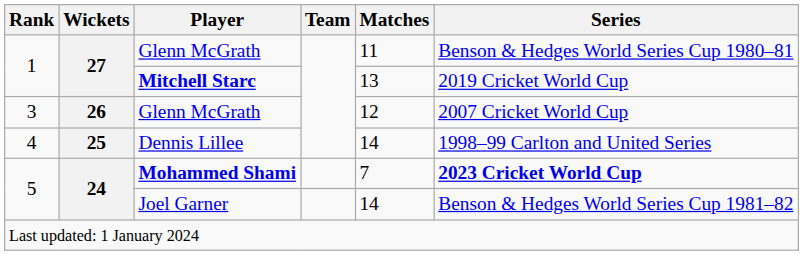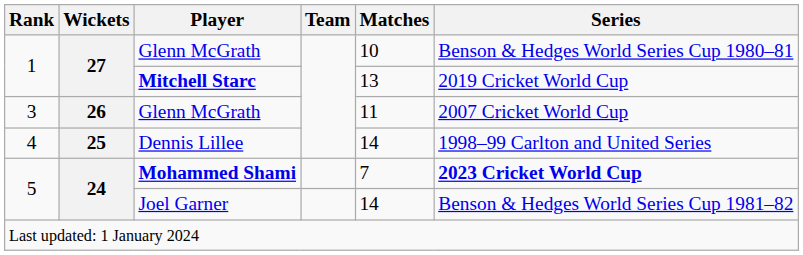(369, 50) 11 -> (369, 50) 10
(369, 111) 12 -> (369, 111) 11
